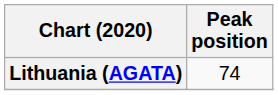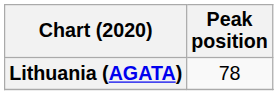(230, 73) 74 -> (230, 73) 78
